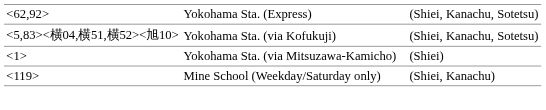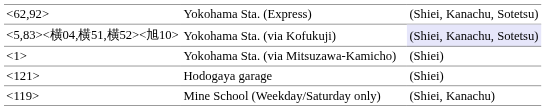(474, 35) no background -> (474, 35) lavender background
+ row: (228, 75)
